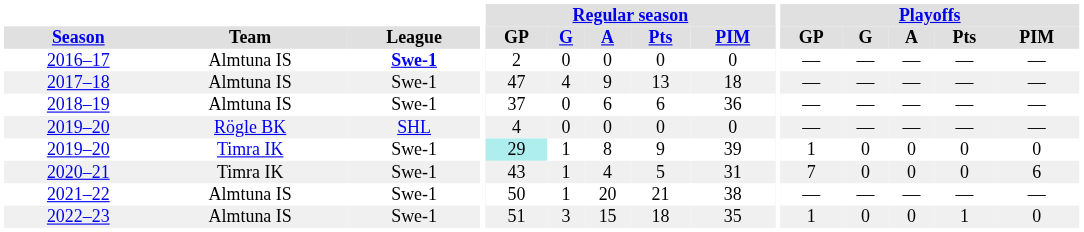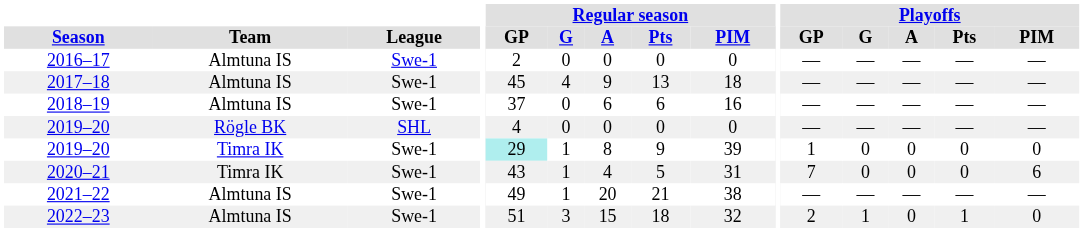(414, 59) bold -> (414, 59) normal
(517, 82) 47 -> (517, 82) 45
(733, 104) 36 -> (733, 104) 16
(517, 194) 50 -> (517, 194) 49
(733, 216) 35 -> (733, 216) 32
(811, 216) 1 -> (811, 216) 2
(865, 216) 0 -> (865, 216) 1
